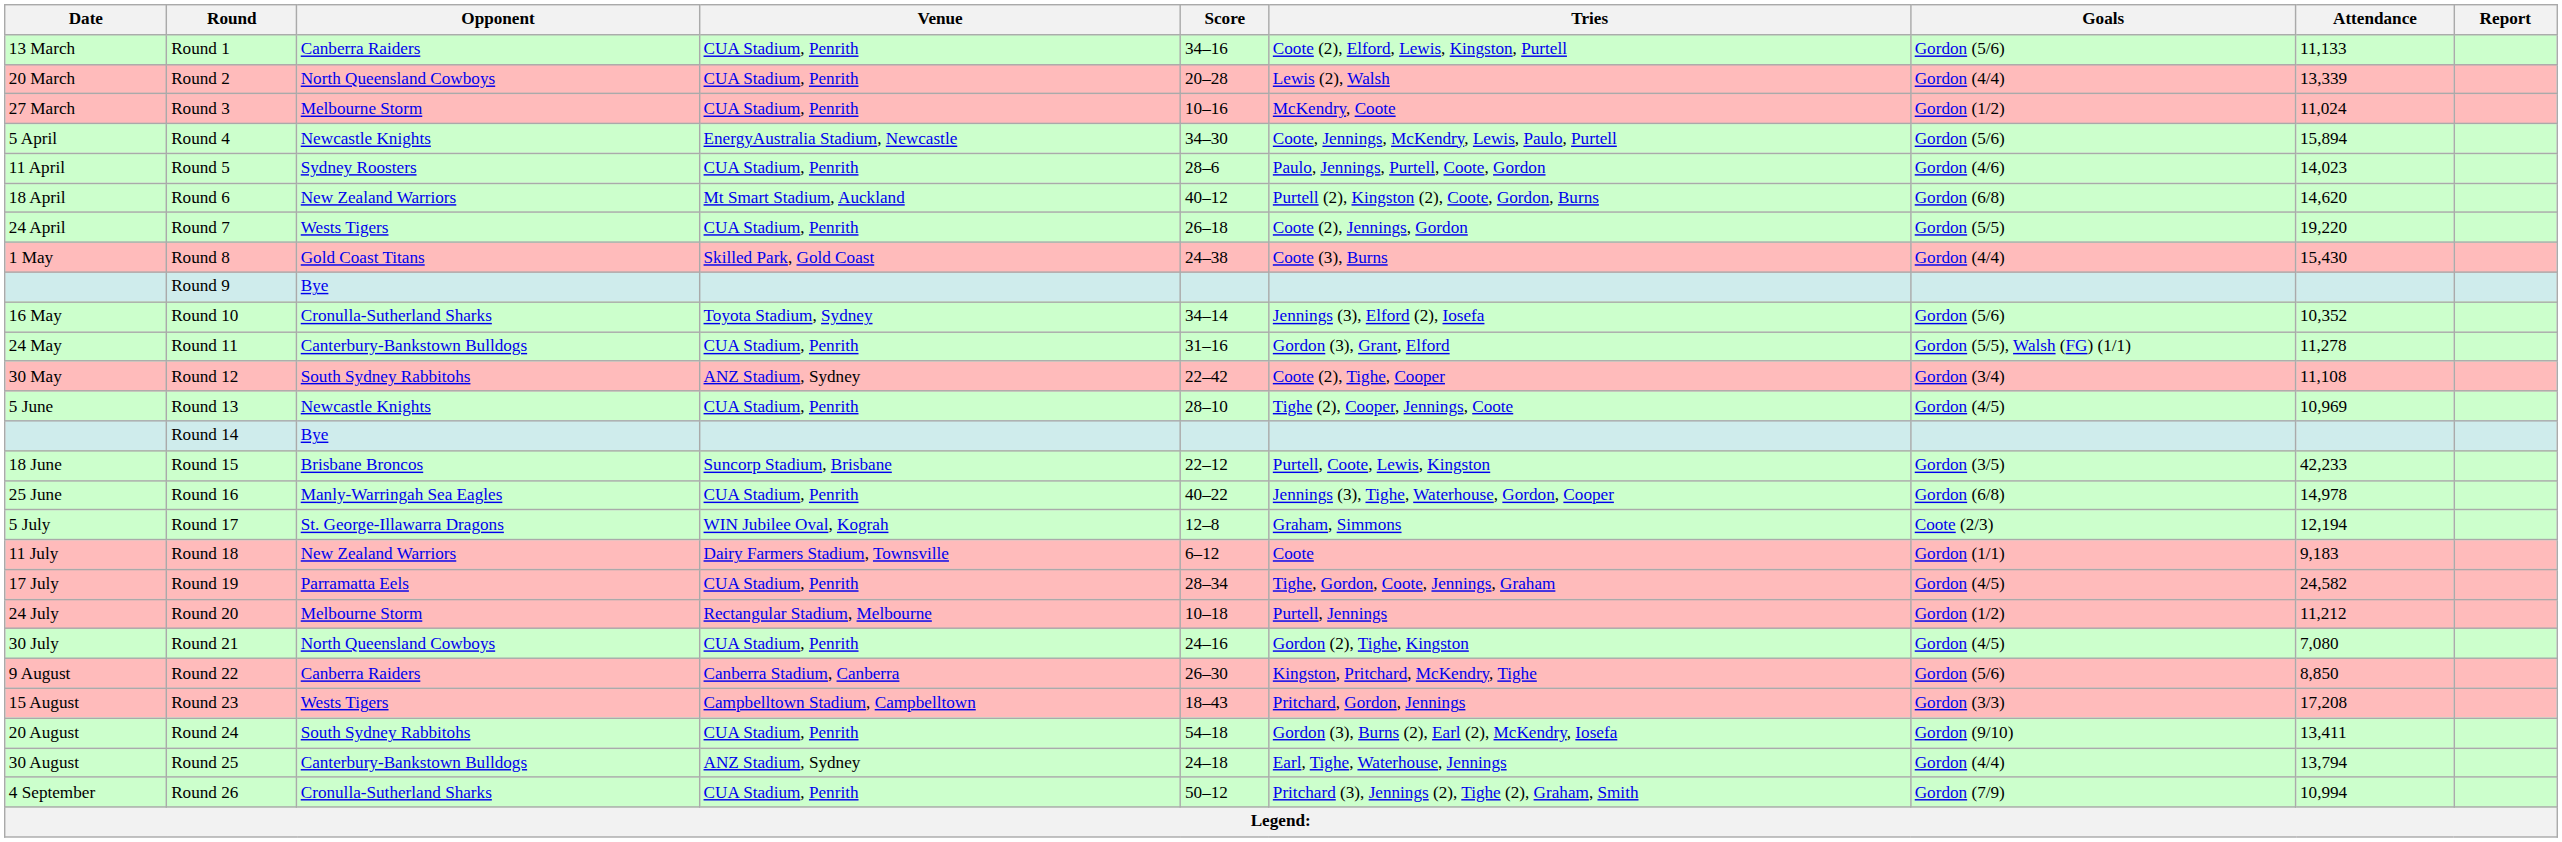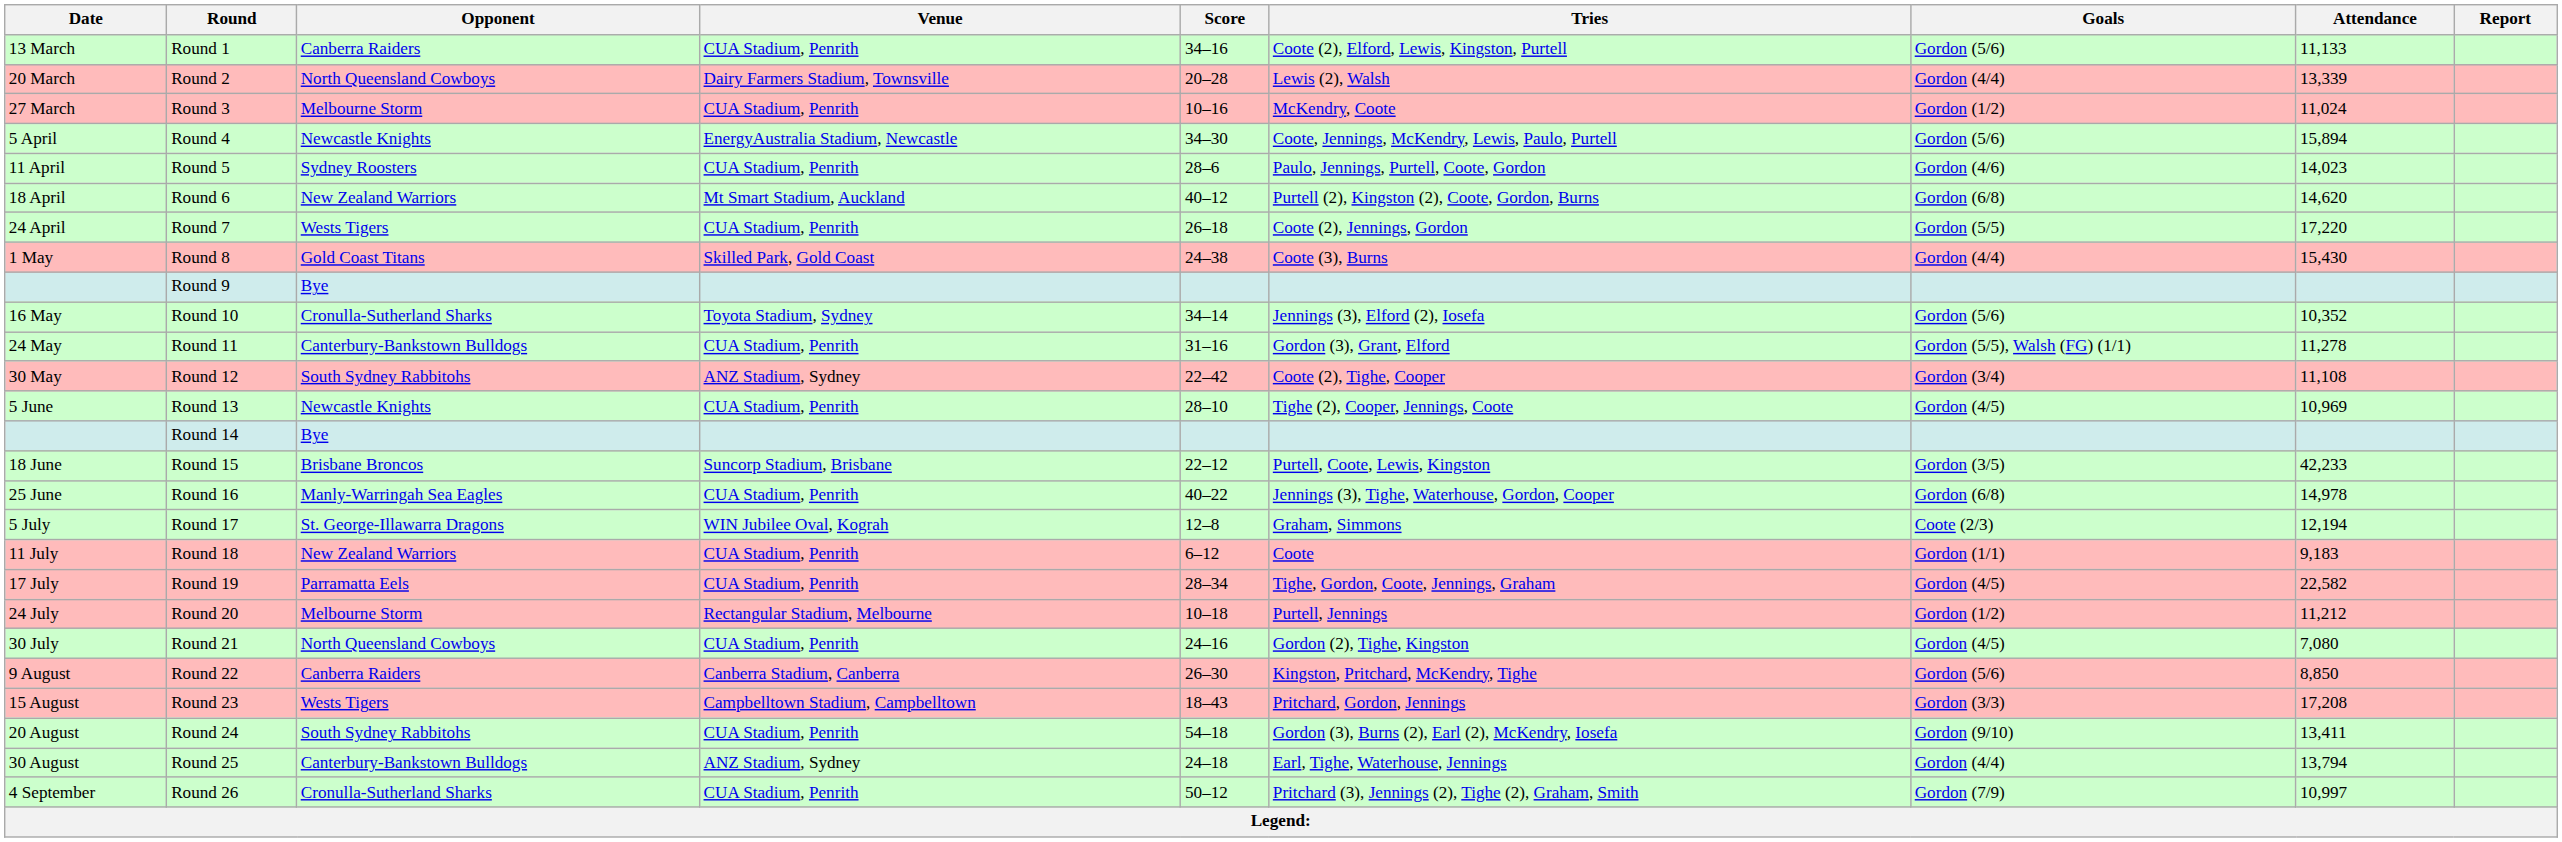(781, 78) CUA Stadium, Penrith -> (826, 78) Dairy Farmers Stadium, Townsville
(2324, 227) 19,220 -> (2324, 227) 17,220
(826, 554) Dairy Farmers Stadium, Townsville -> (781, 554) CUA Stadium, Penrith
(2324, 583) 24,582 -> (2324, 583) 22,582
(2324, 792) 10,994 -> (2324, 792) 10,997
